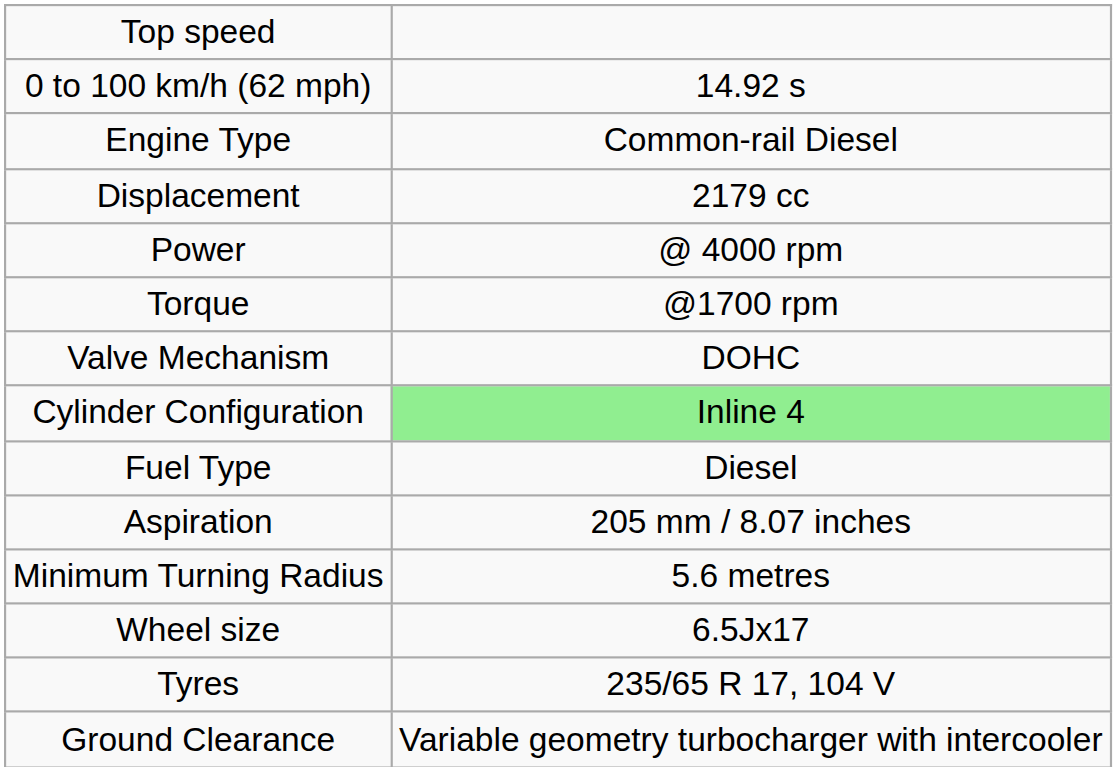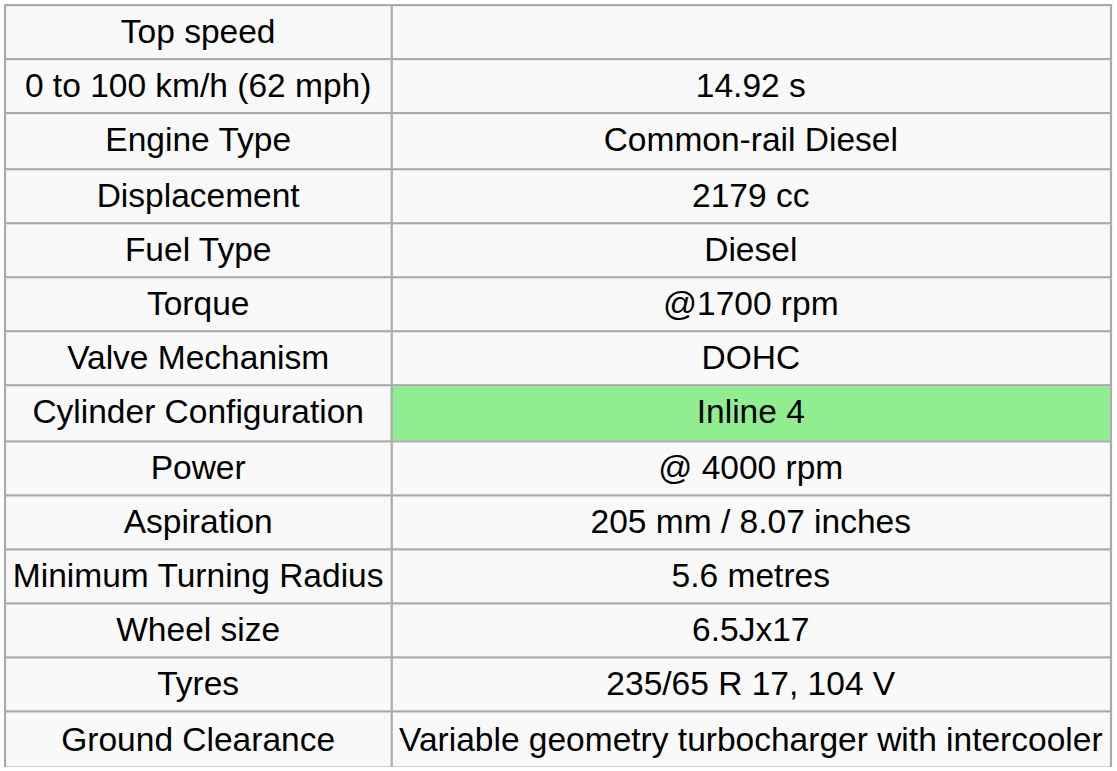rows swapped: (198, 248) <-> (198, 466)
